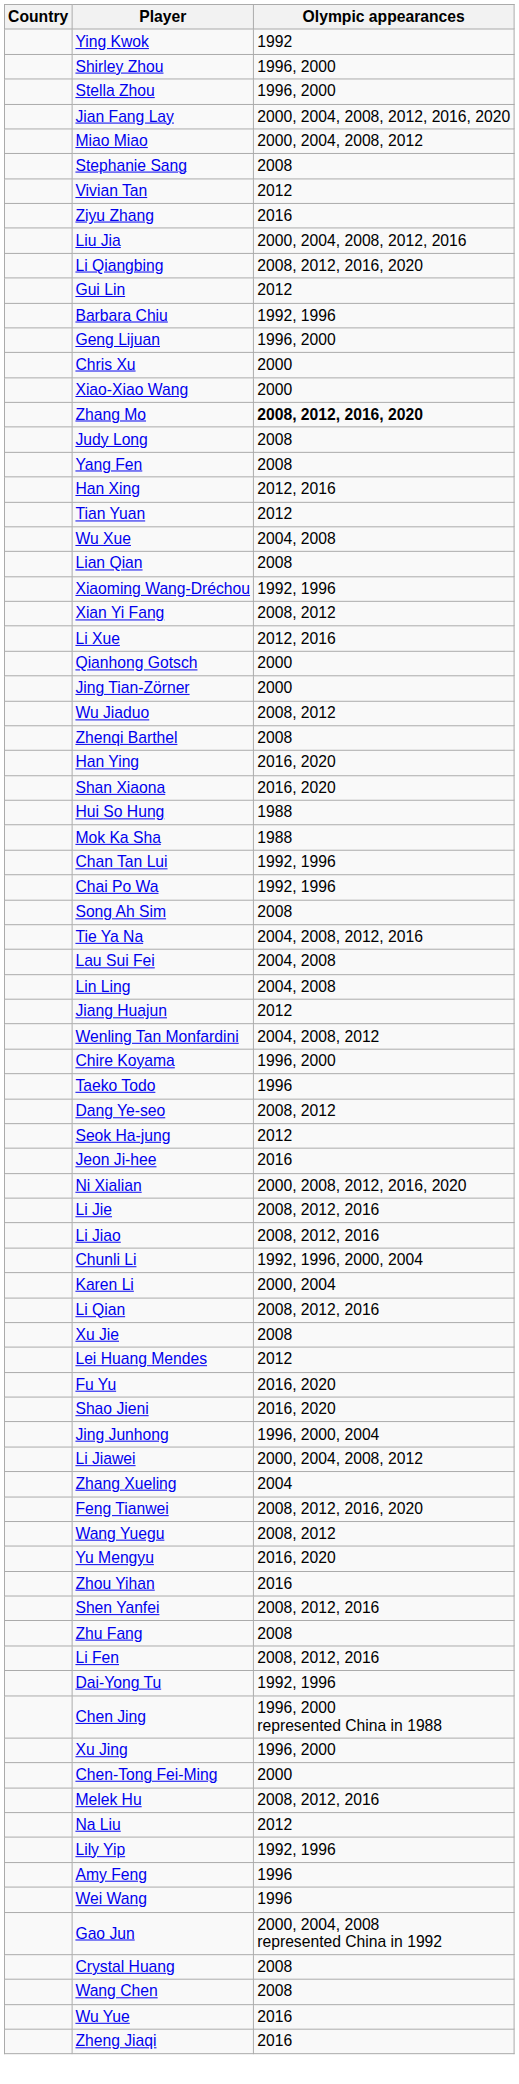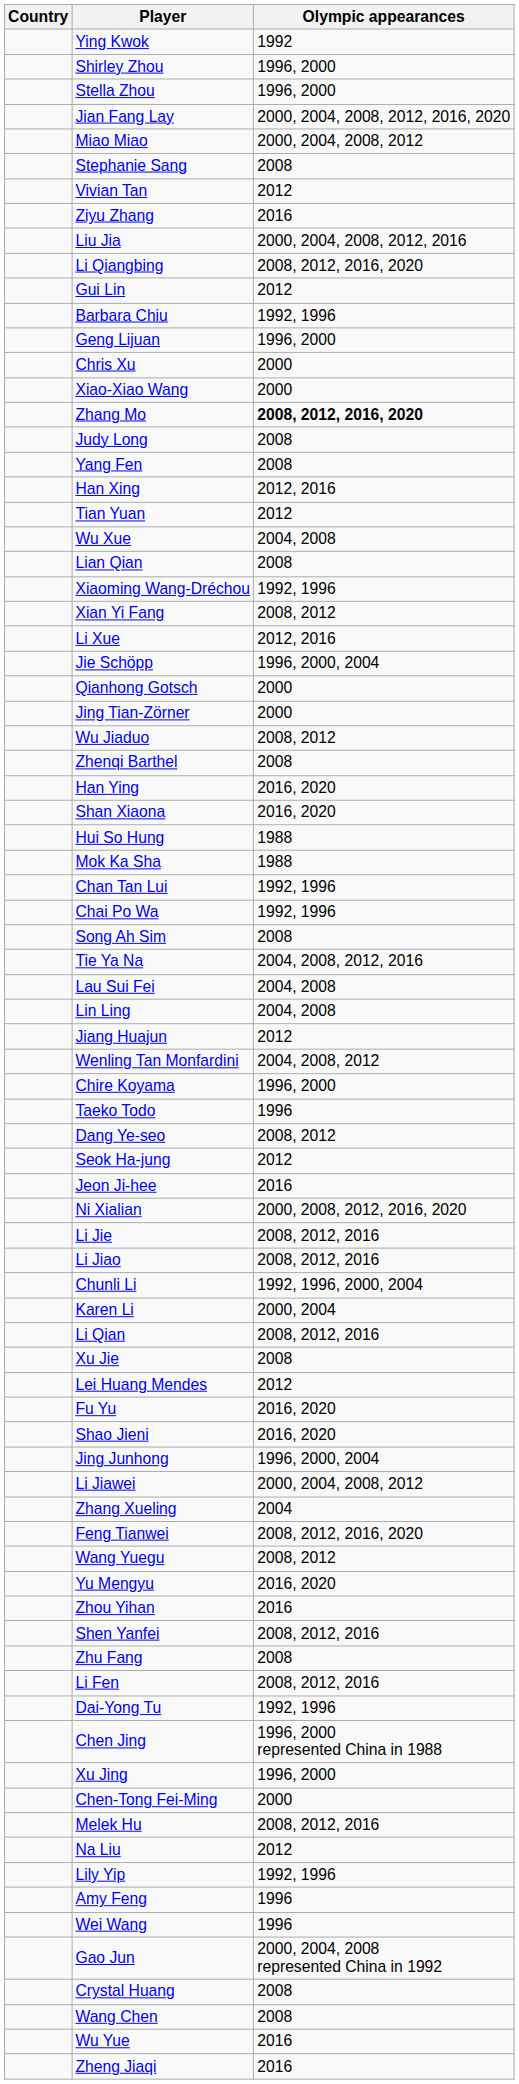+ row: (114, 663)
